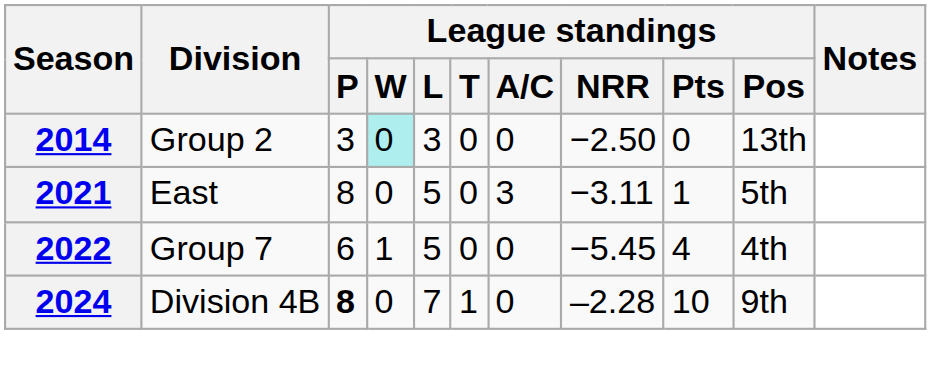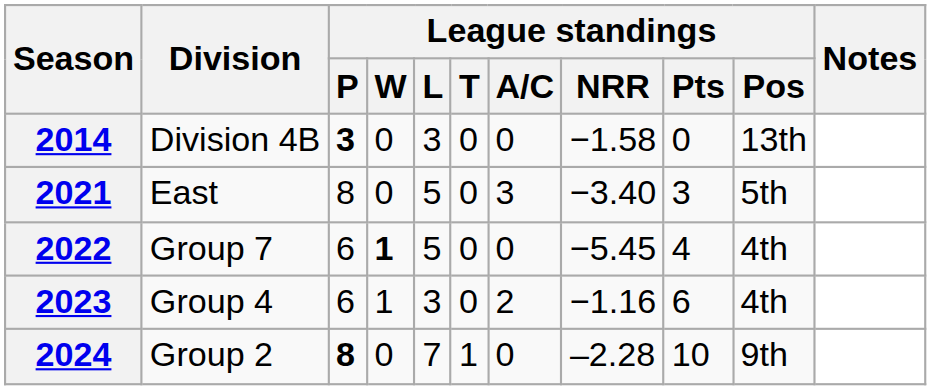(211, 139) Group 2 -> (235, 139) Division 4B
(346, 139) normal -> (346, 139) bold
(384, 139) paleturquoise background -> (384, 139) no background
(613, 139) −2.50 -> (613, 139) −1.58
(612, 193) −3.11 -> (613, 193) −3.40
(681, 193) 1 -> (681, 193) 3
(384, 247) normal -> (384, 247) bold
+ row: (74, 301)
(235, 301) Division 4B -> (211, 355) Group 2
